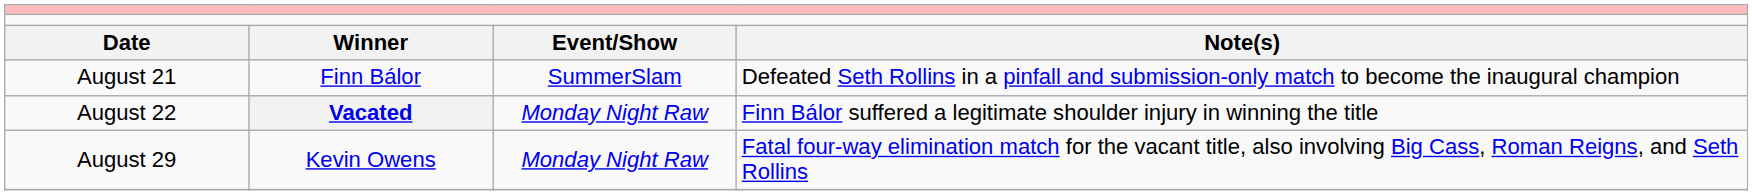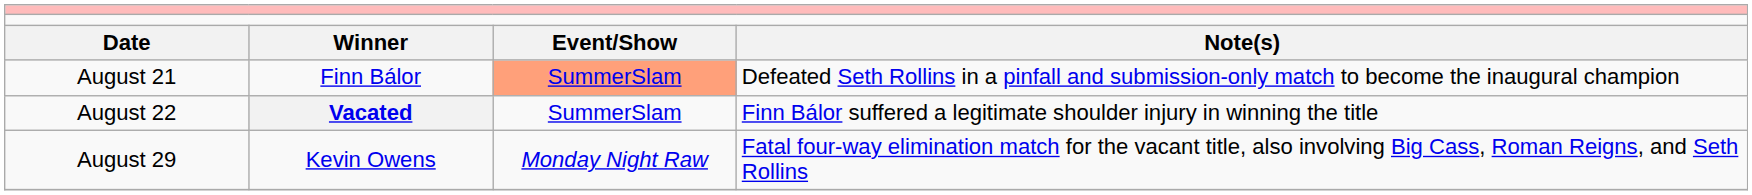(615, 77) no background -> (615, 77) lightsalmon background
(615, 112) Monday Night Raw -> (615, 112) SummerSlam
